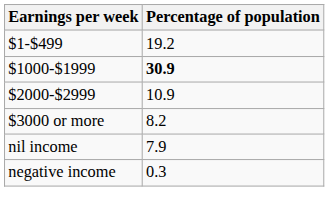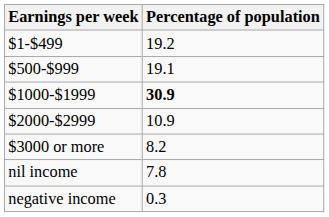+ row: (44, 69)
(156, 146) 7.9 -> (156, 172) 7.8
